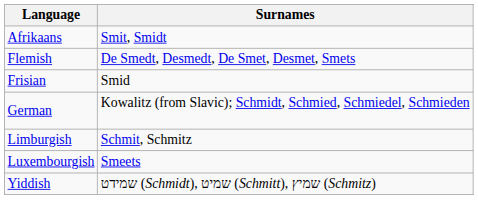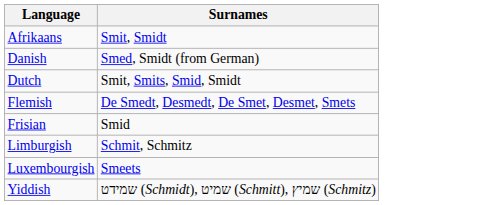+ row: (27, 59)
+ row: (24, 80)
- row: (30, 110)
